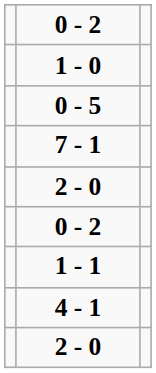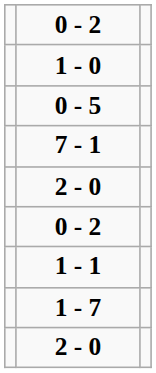+ row: (11, 307)
- row: (11, 307)
